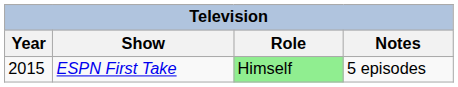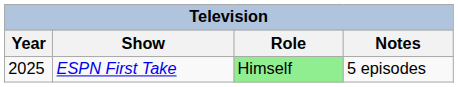(26, 69) 2015 -> (26, 69) 2025
